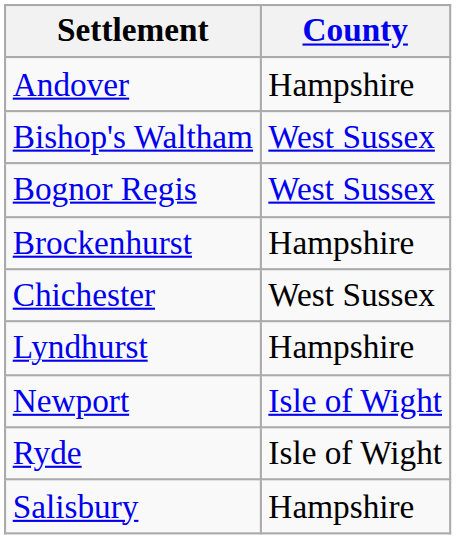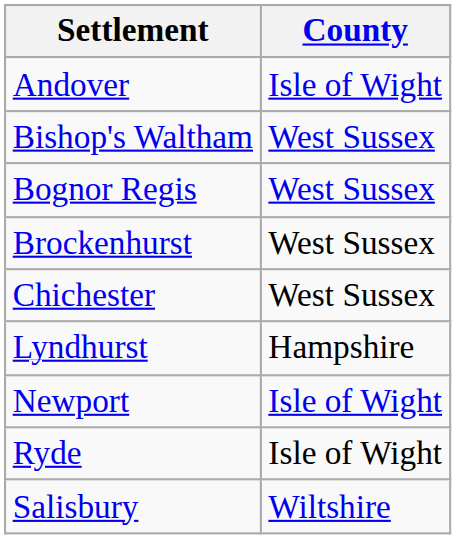(341, 83) Hampshire -> (355, 83) Isle of Wight
(341, 242) Hampshire -> (352, 242) West Sussex
(341, 505) Hampshire -> (330, 505) Wiltshire
